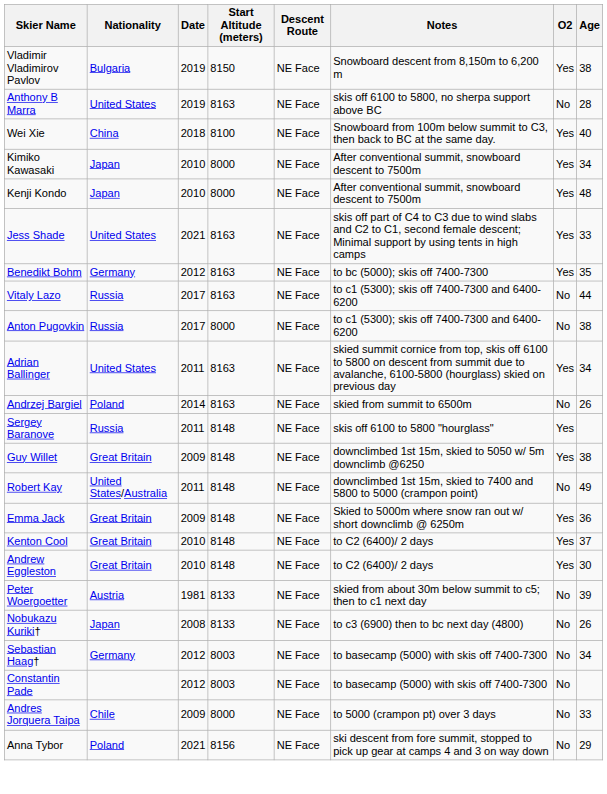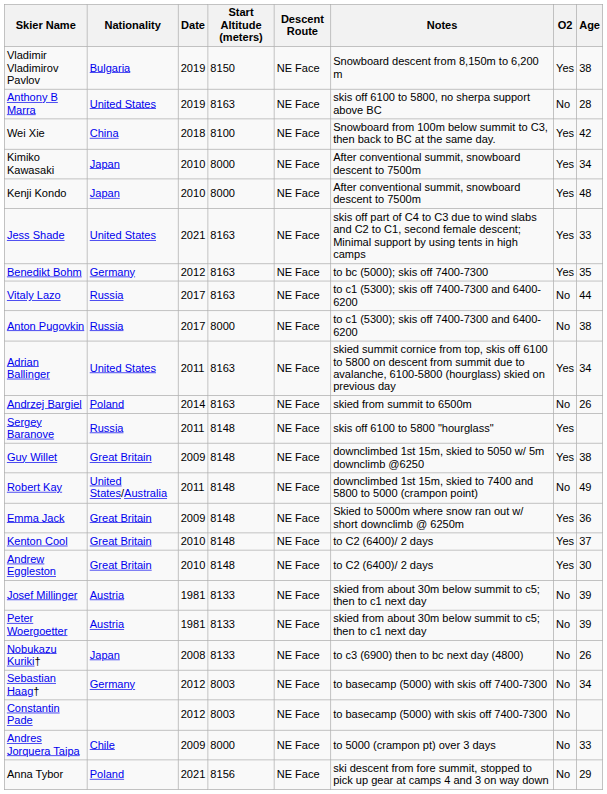(585, 134) 40 -> (585, 134) 42
+ row: (42, 595)
